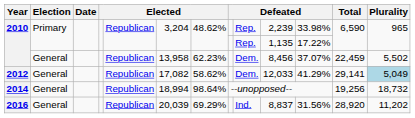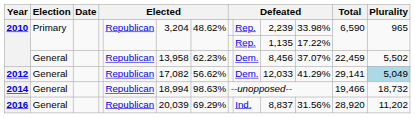(210, 74) 58.62% -> (210, 74) 56.62%
(210, 89) 98.64% -> (210, 89) 98.63%
(350, 89) 19,256 -> (350, 89) 19,466
